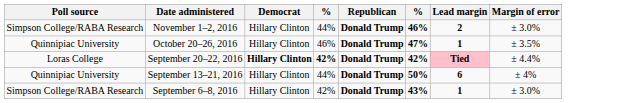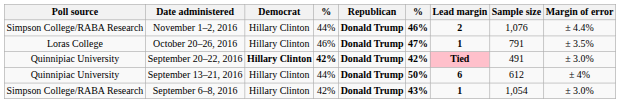+ column: (516, 12)
(526, 28) ± 3.0% -> (579, 28) ± 4.4%
(75, 43) Quinnipiac University -> (75, 43) Loras College
(75, 59) Loras College -> (75, 59) Quinnipiac University
(526, 59) ± 4.4% -> (579, 59) ± 3.0%
